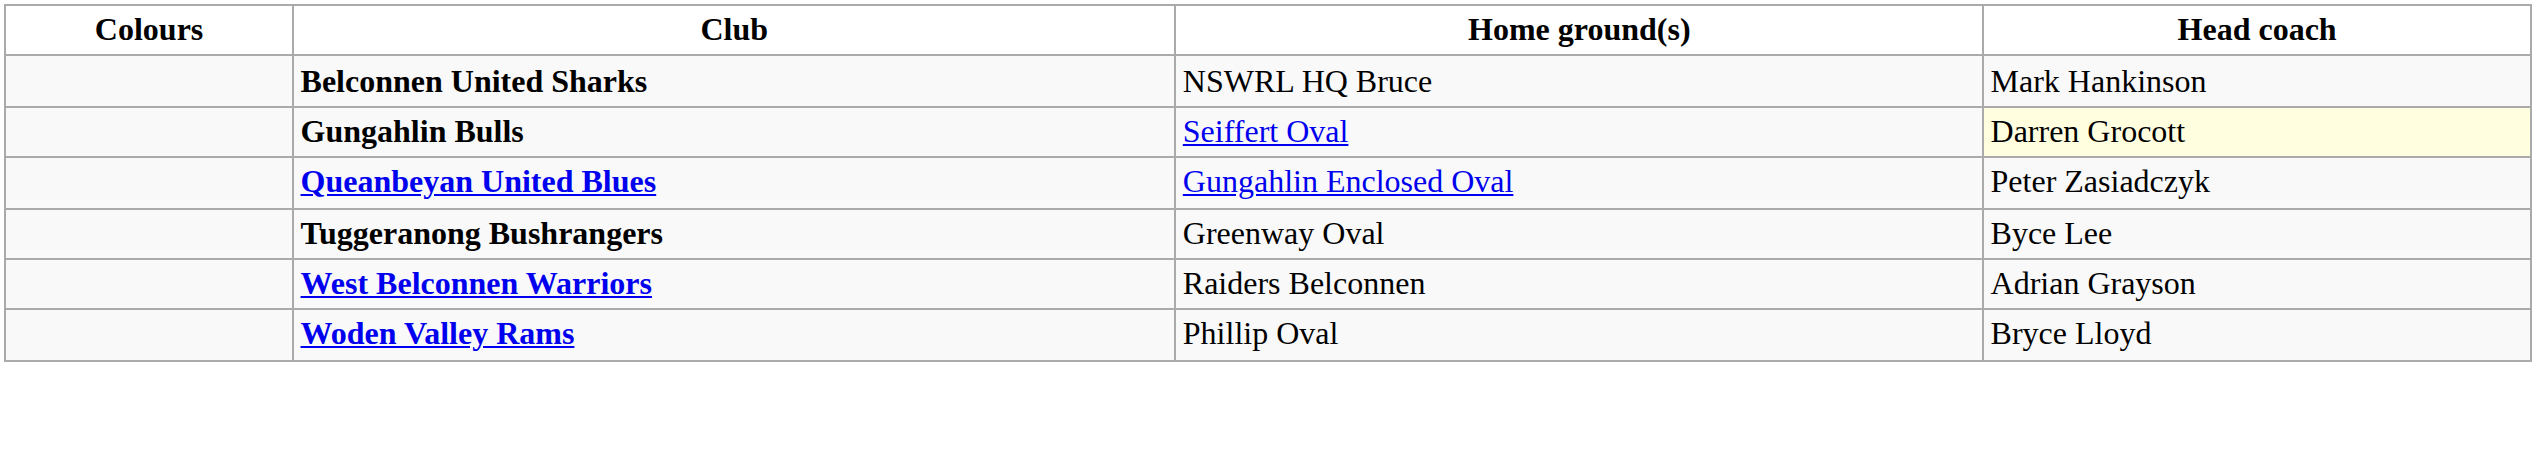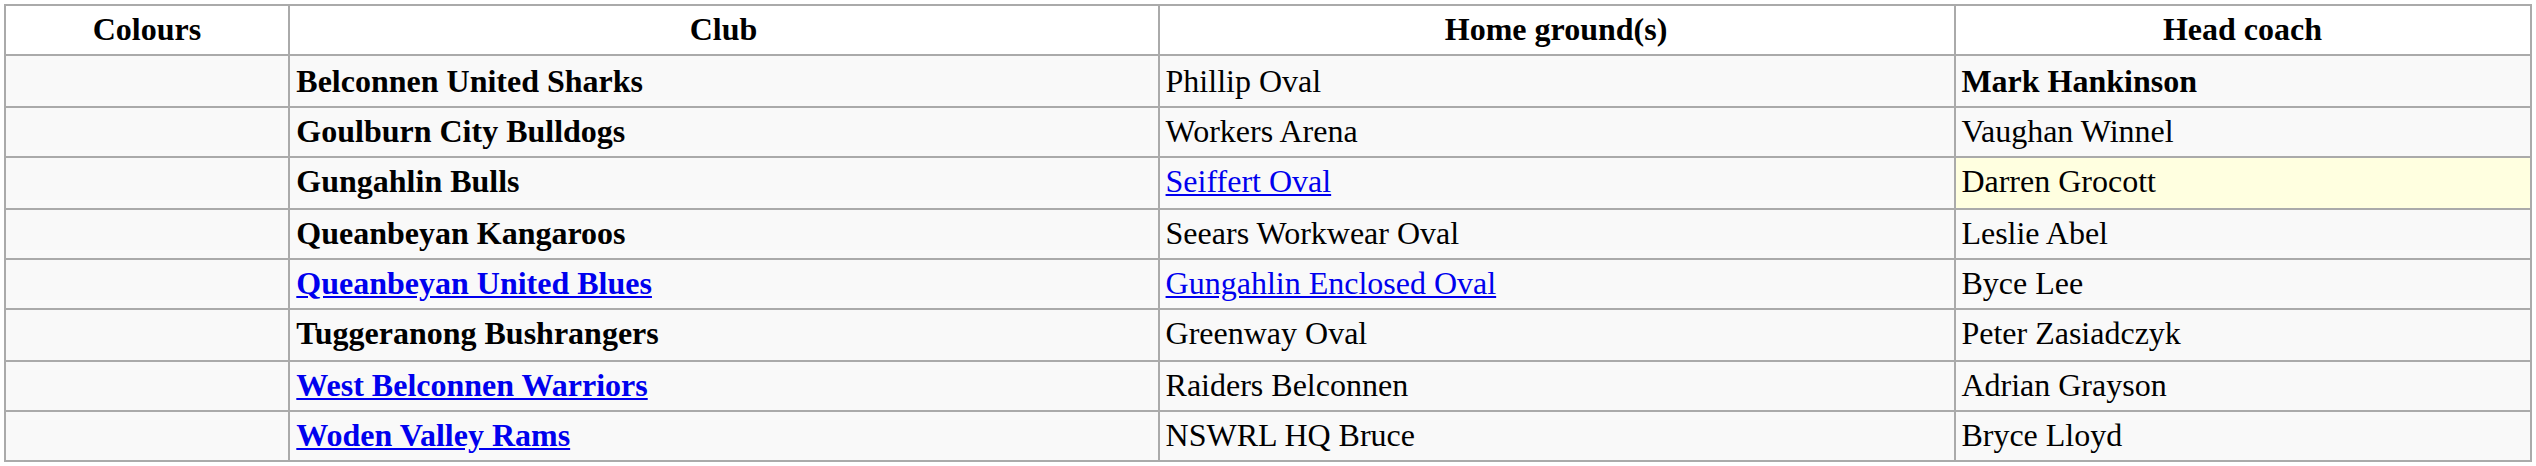(1308, 80) NSWRL HQ Bruce -> (1243, 80) Phillip Oval
(2099, 80) normal -> (2079, 80) bold
+ row: (461, 131)
+ row: (461, 232)
(2100, 182) Peter Zasiadczyk -> (2022, 283) Byce Lee
(2051, 232) Byce Lee -> (2071, 334) Peter Zasiadczyk
(1261, 334) Phillip Oval -> (1290, 435) NSWRL HQ Bruce
